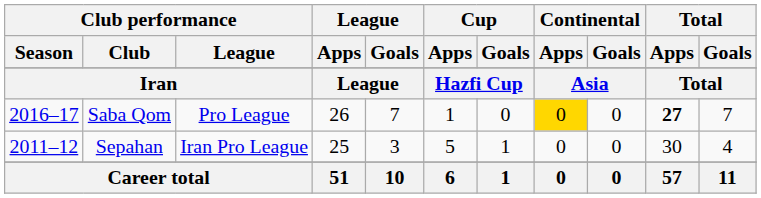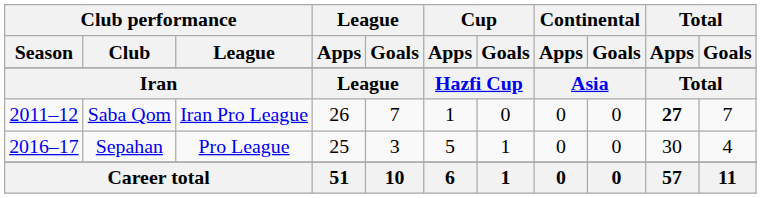(44, 114) 2016–17 -> (44, 114) 2011–12
(244, 114) Pro League -> (244, 114) Iran Pro League
(561, 114) gold background -> (561, 114) no background
(44, 146) 2011–12 -> (44, 146) 2016–17
(244, 146) Iran Pro League -> (244, 146) Pro League
